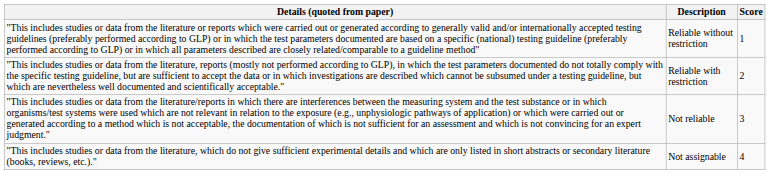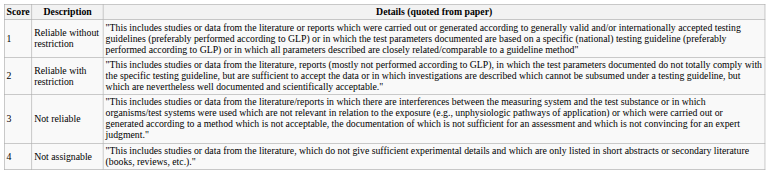columns swapped: (751, 12) <-> (335, 12)
